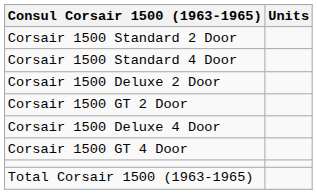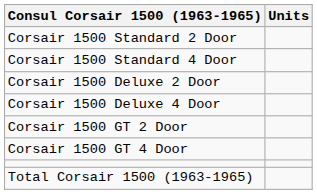rows swapped: (114, 127) <-> (98, 105)
